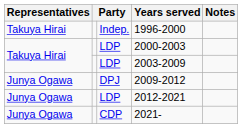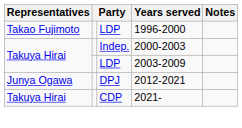(36, 30) Takuya Hirai -> (43, 30) Takao Fujimoto
(114, 30) Indep. -> (110, 30) LDP
(110, 47) LDP -> (114, 47) Indep.
- row: (160, 81)
(110, 98) LDP -> (110, 81) DPJ
(40, 115) Junya Ogawa -> (36, 98) Takuya Hirai
